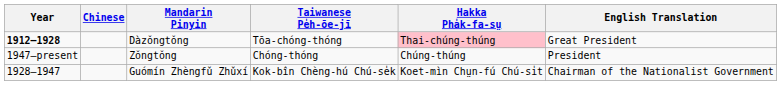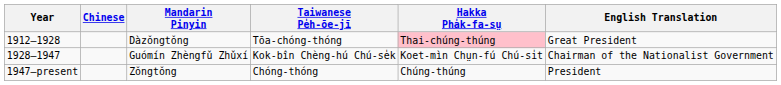(34, 40) bold -> (34, 40) normal
rows swapped: (189, 72) <-> (153, 56)
